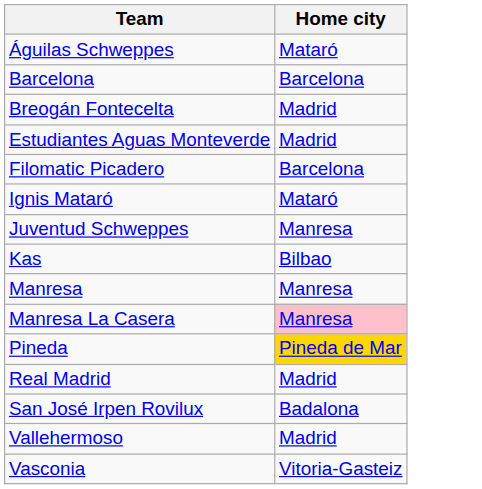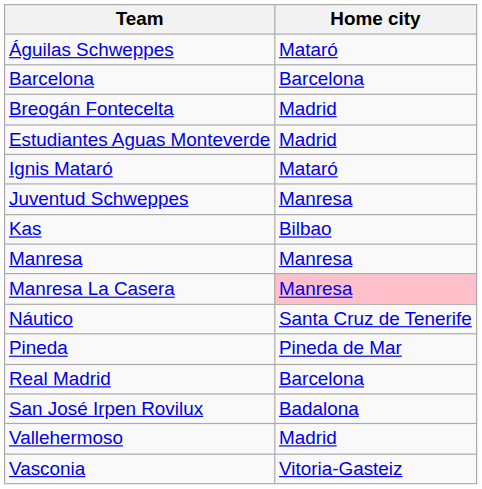- row: (87, 169)
+ row: (41, 318)
(340, 348) gold background -> (340, 348) no background
(308, 378) Madrid -> (322, 378) Barcelona
